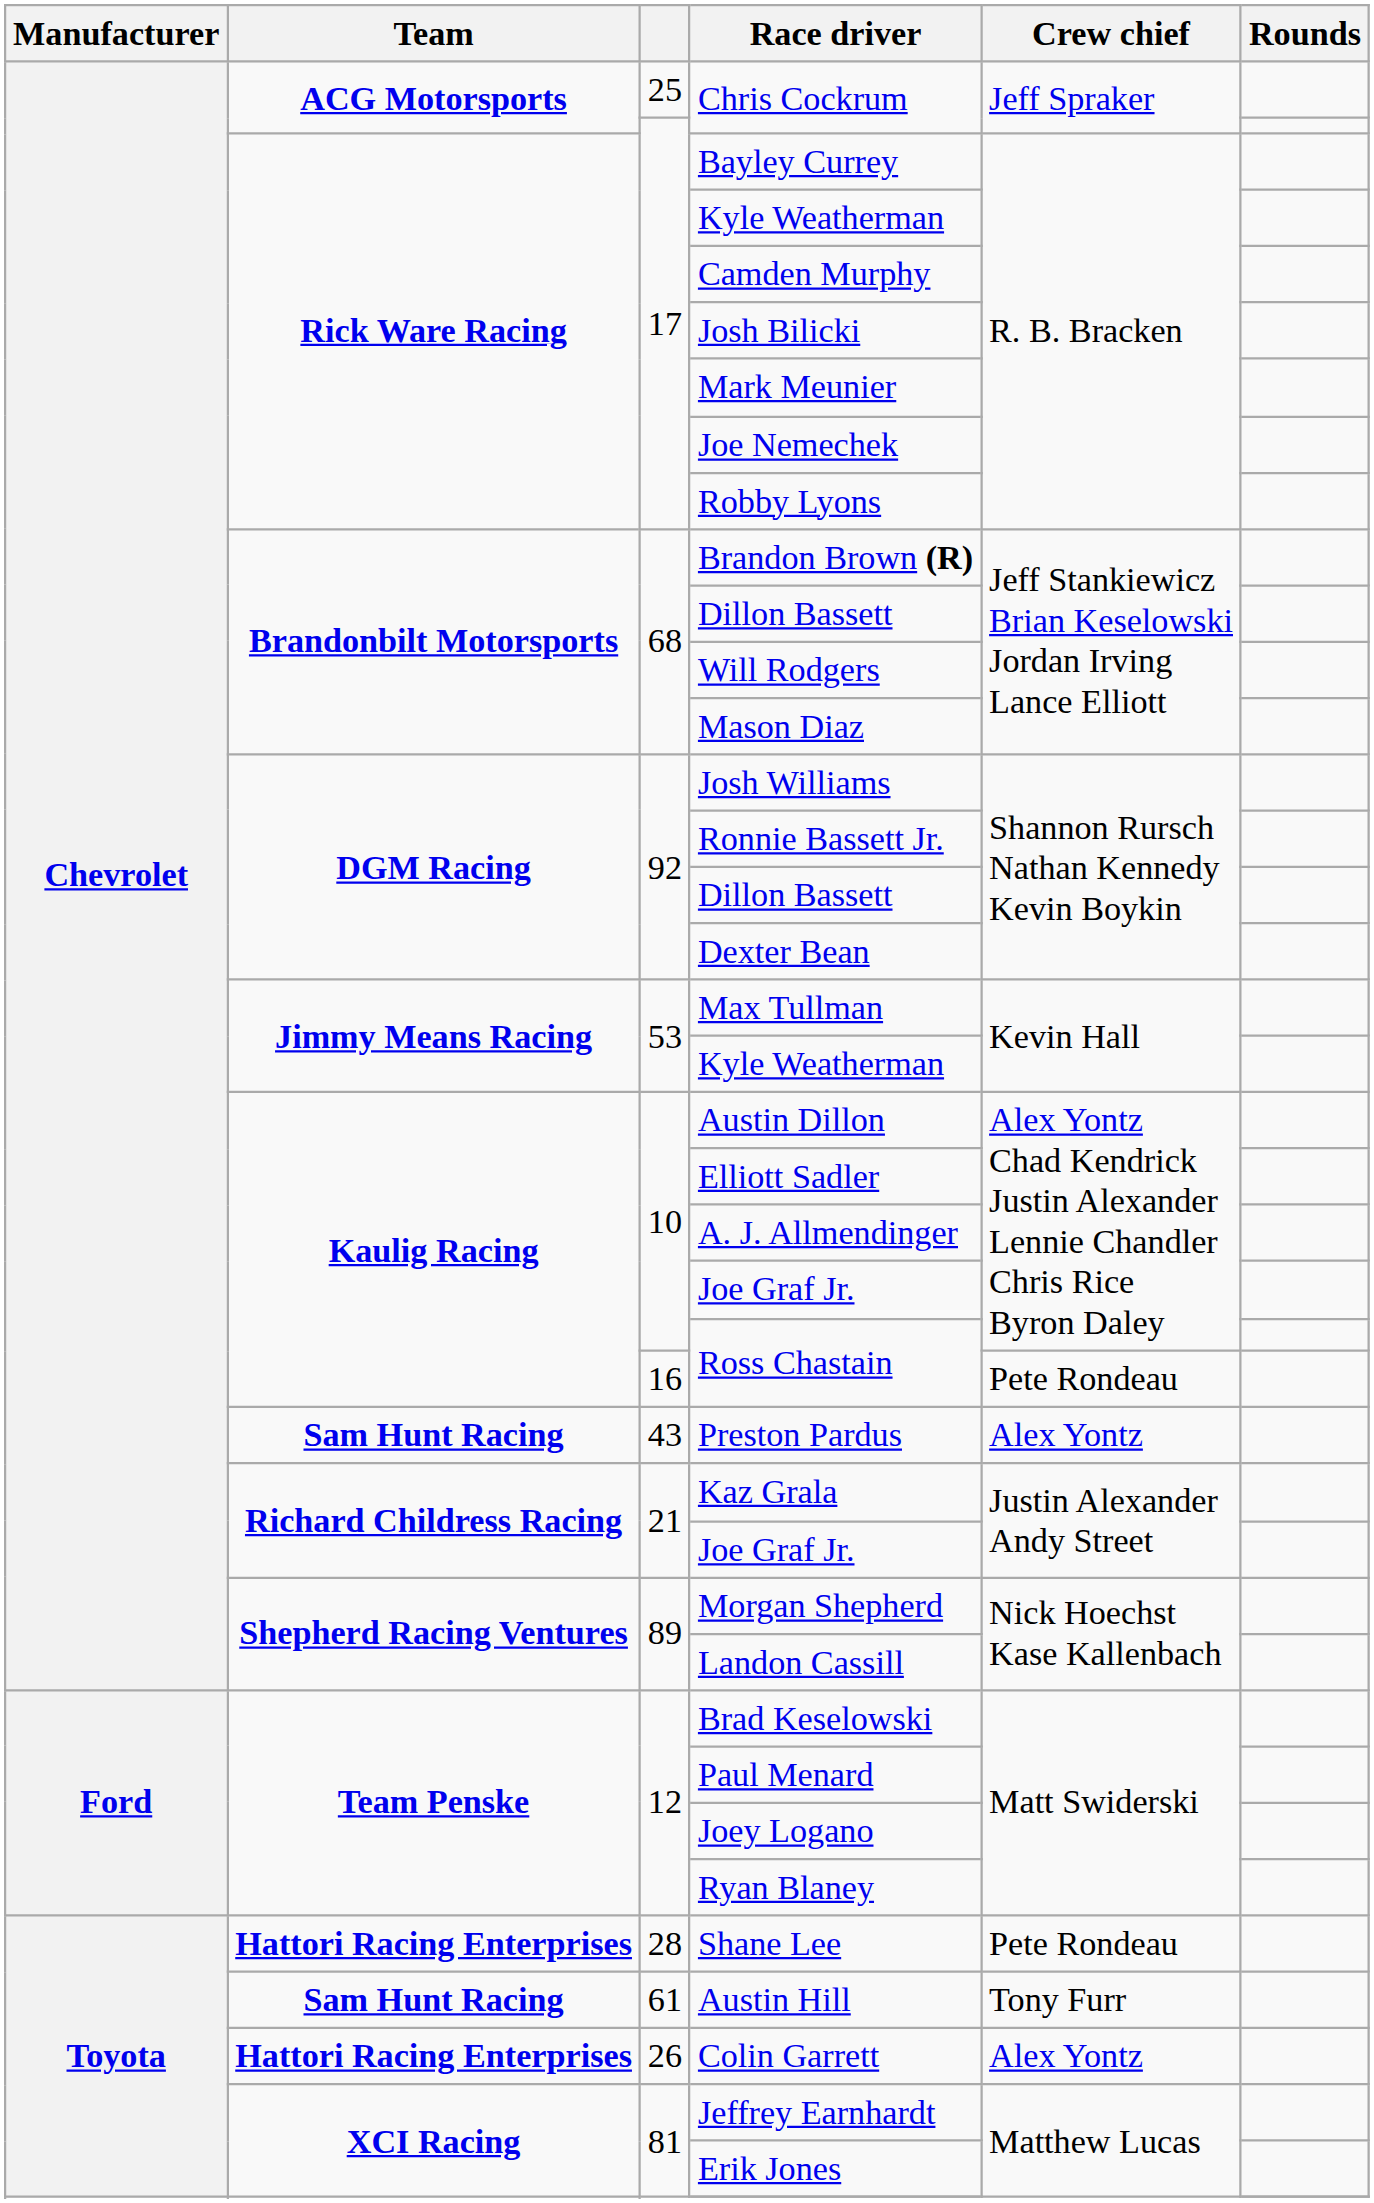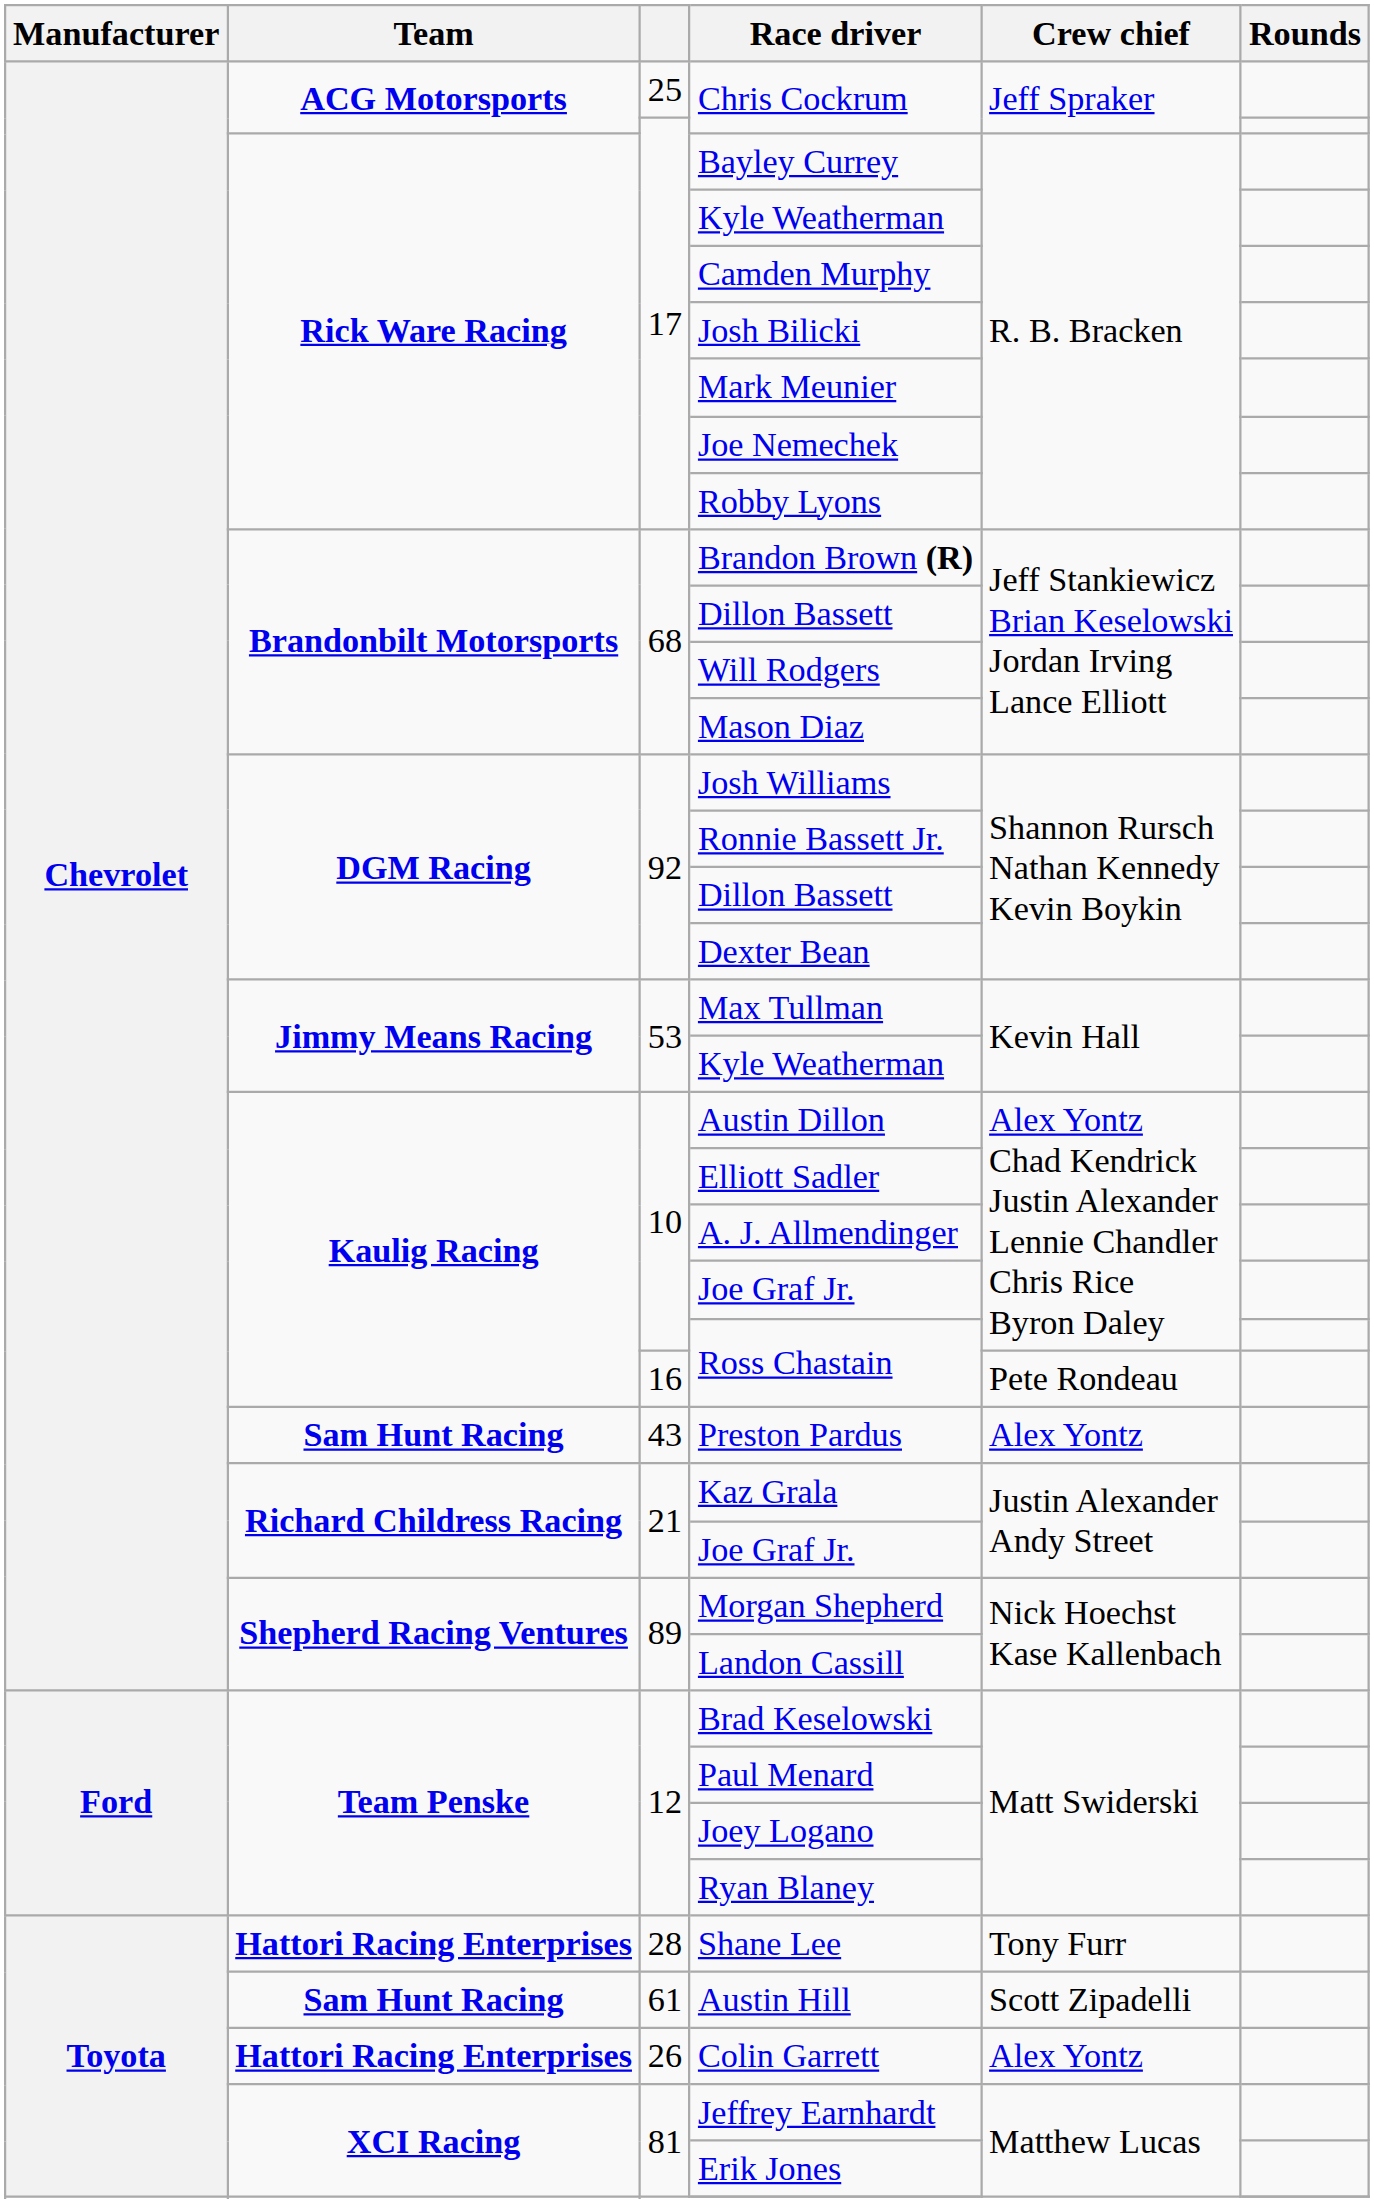(1084, 1942) Pete Rondeau -> (1058, 1942) Tony Furr
(1058, 1999) Tony Furr -> (1090, 1999) Scott Zipadelli
